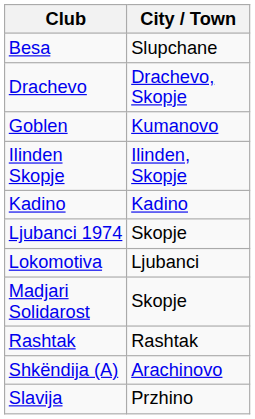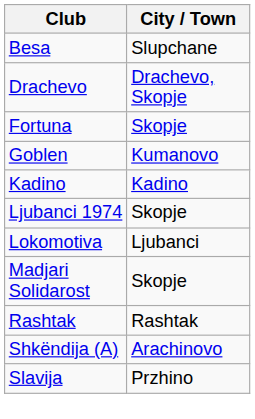+ row: (40, 126)
- row: (37, 165)
